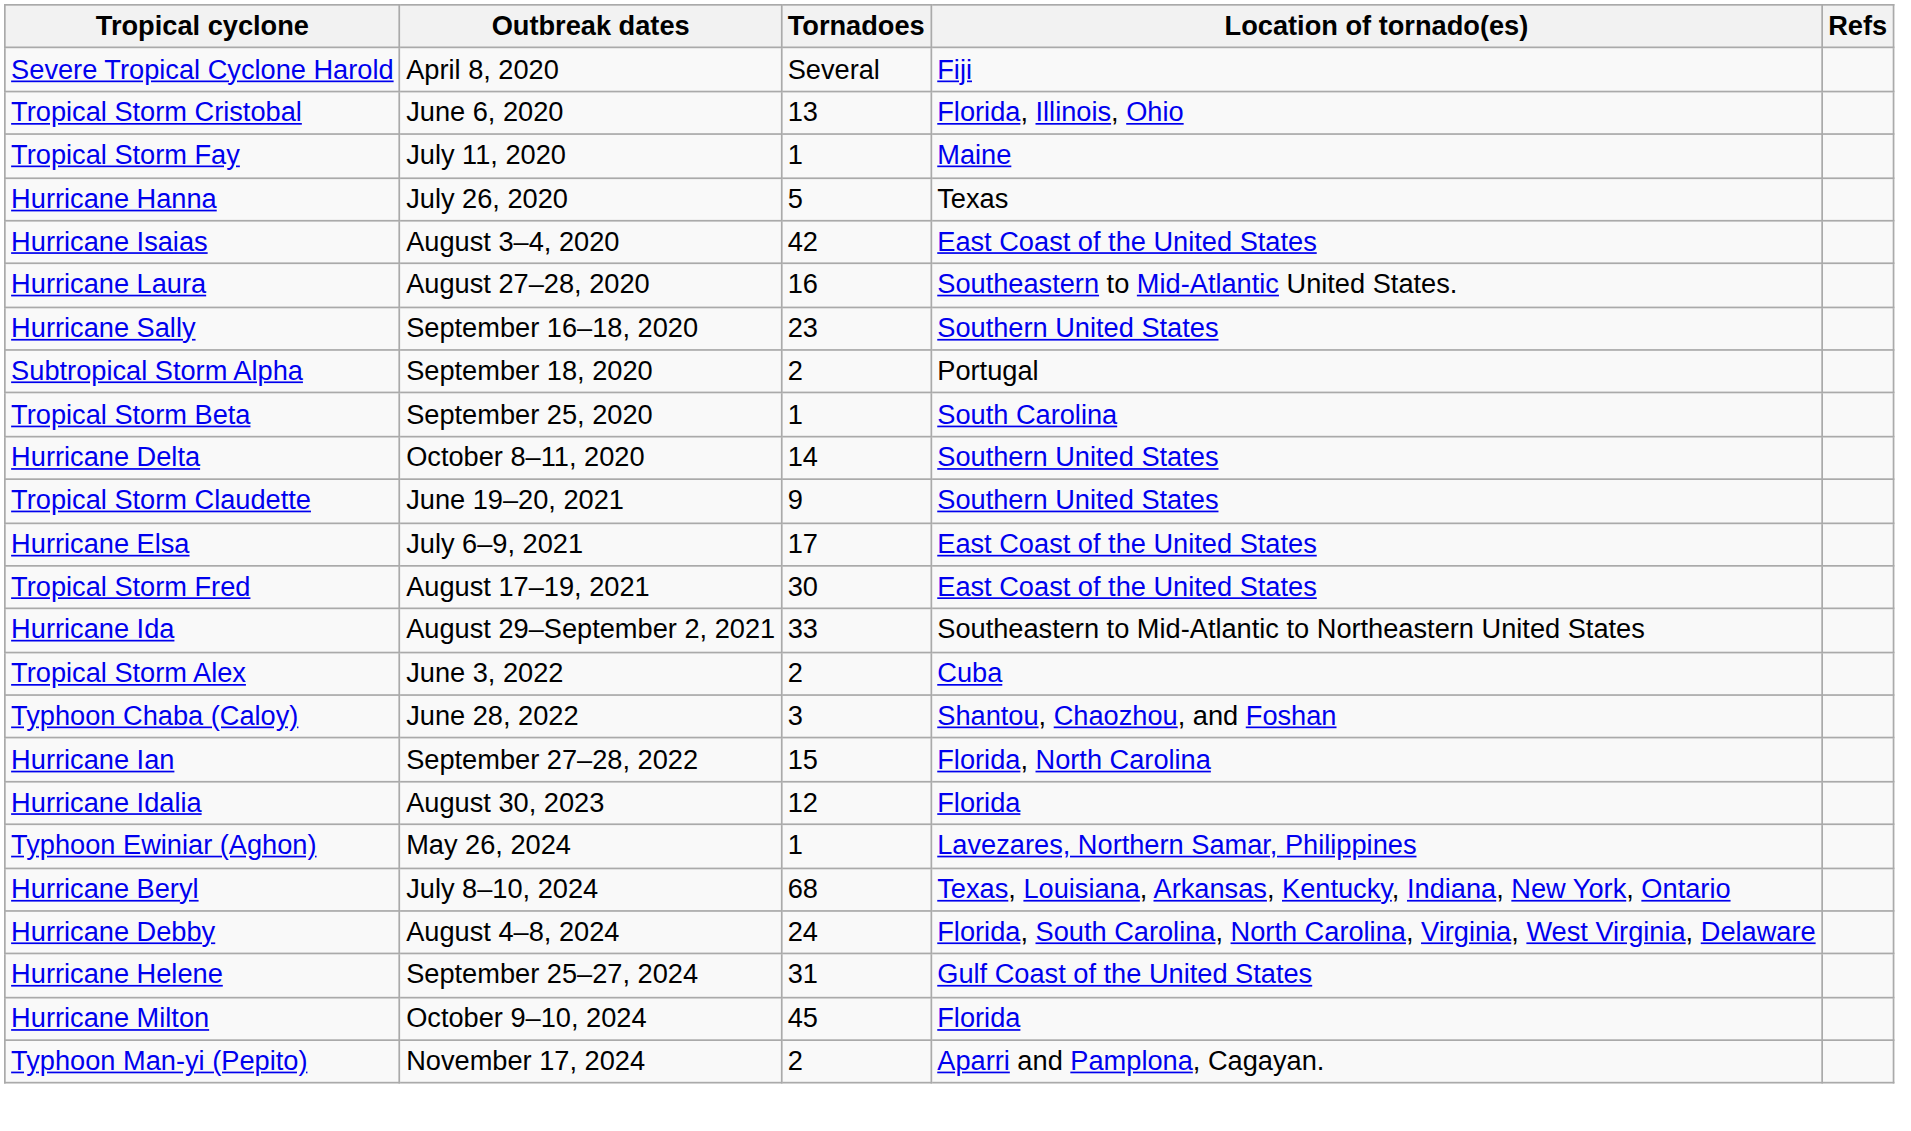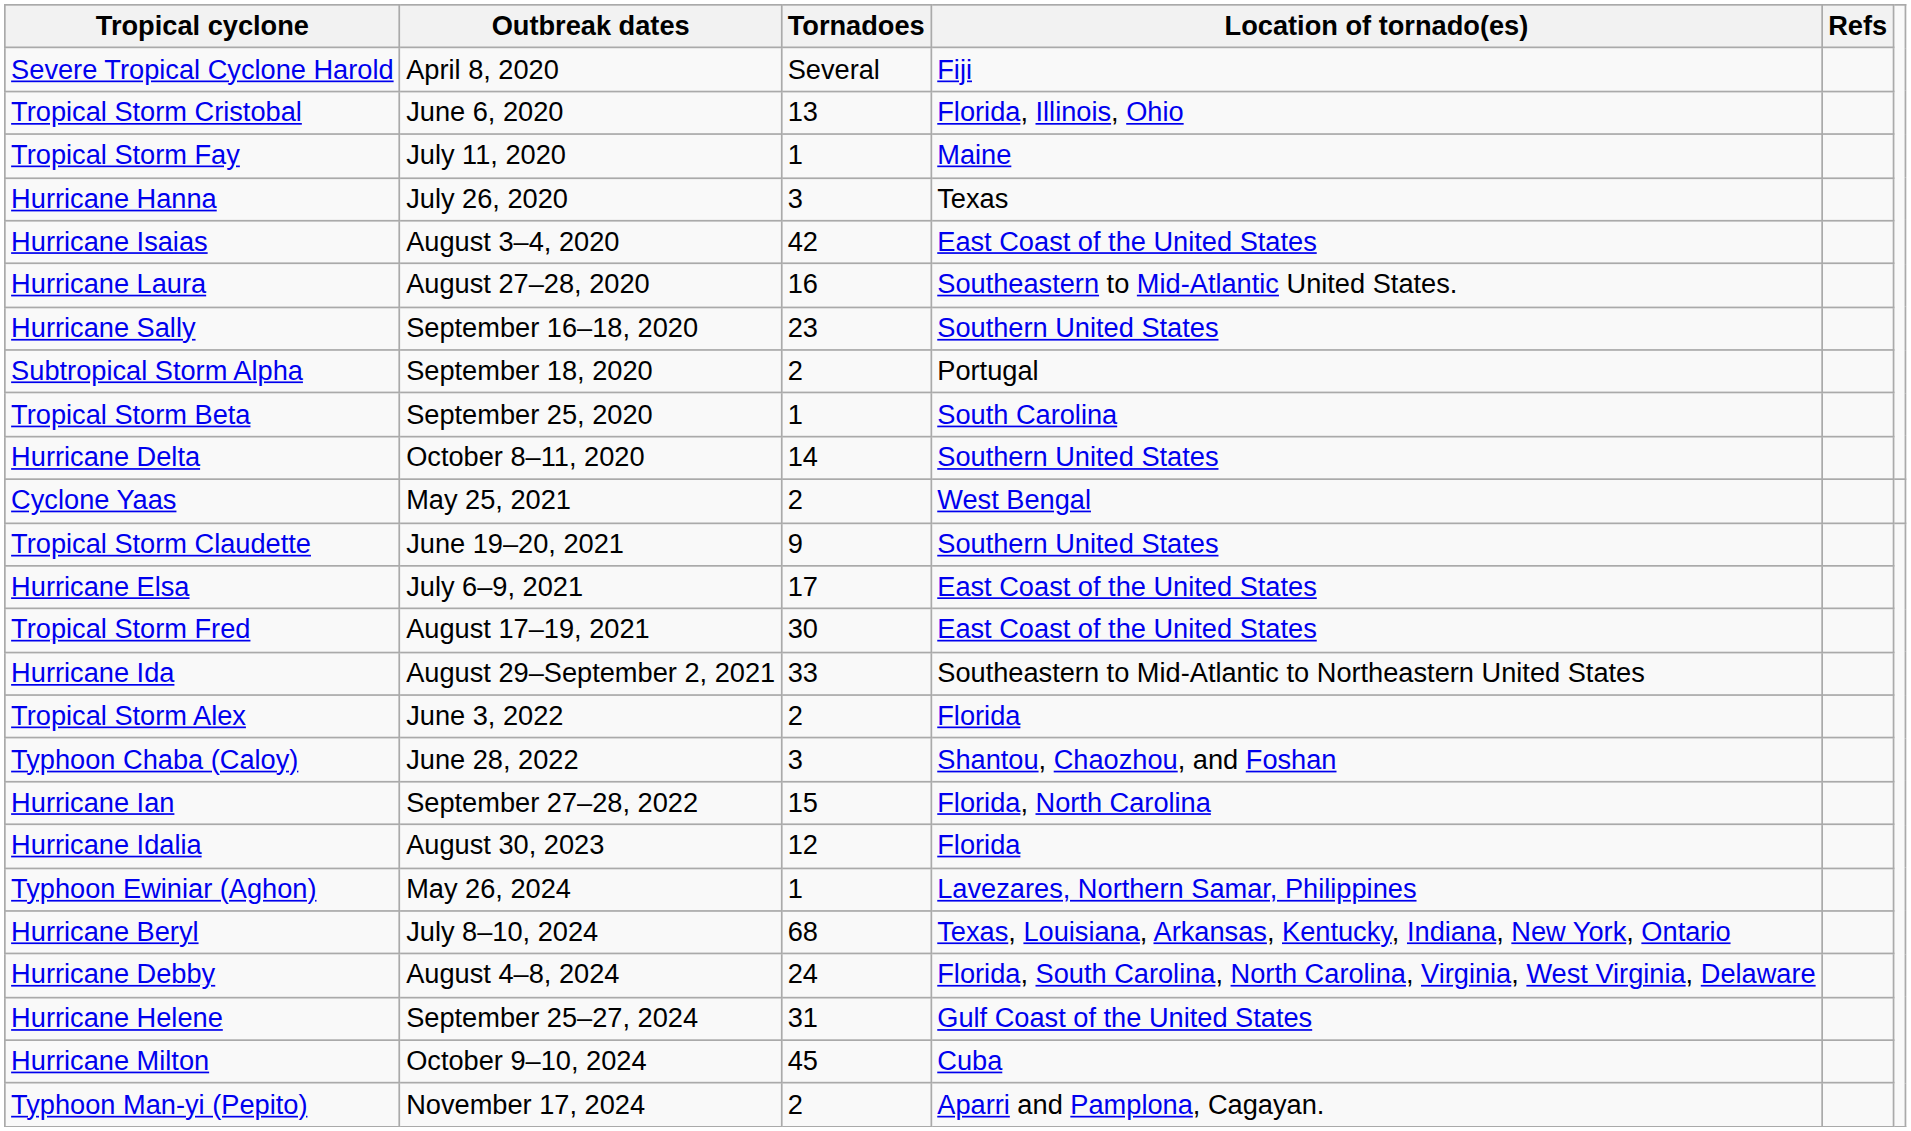(795, 198) 5 -> (795, 198) 3
+ row: (94, 500)
(970, 673) Cuba -> (979, 716) Florida
(979, 1018) Florida -> (970, 1061) Cuba
